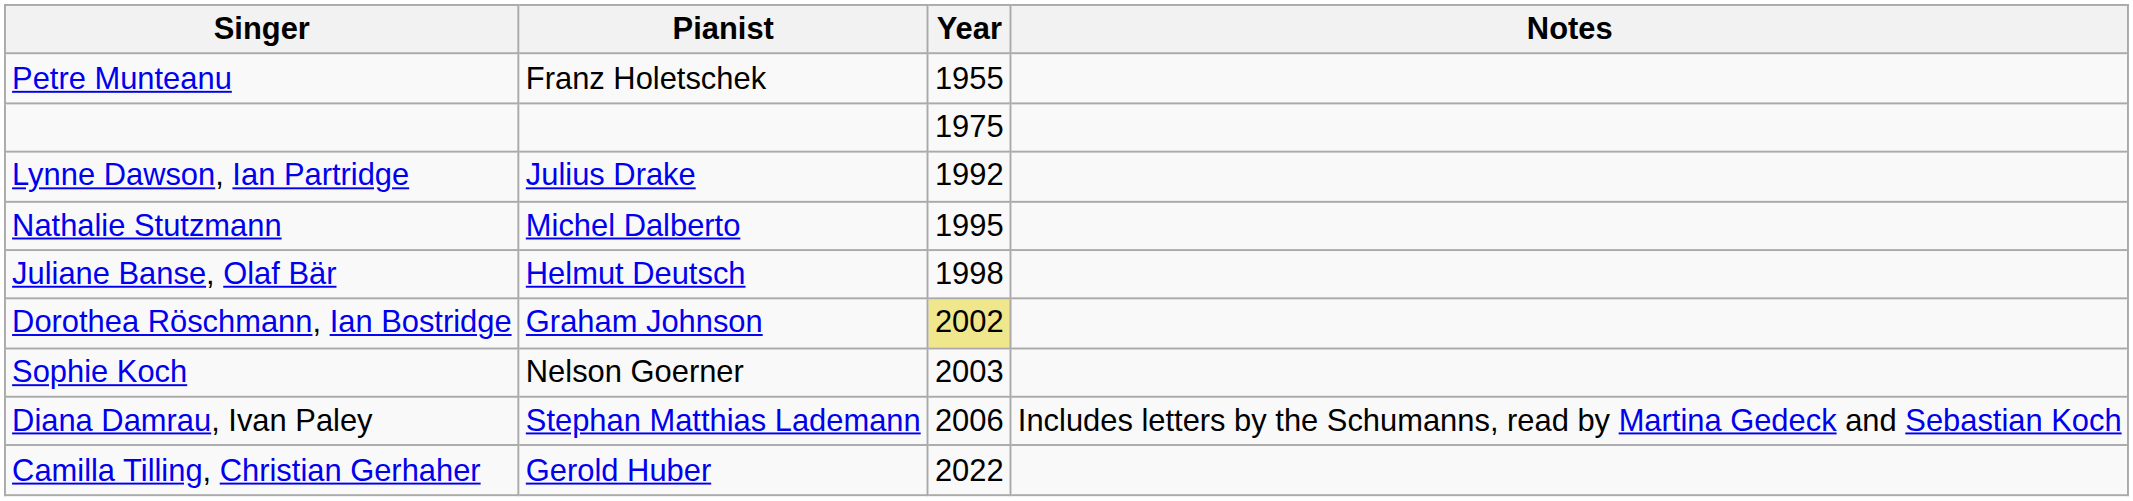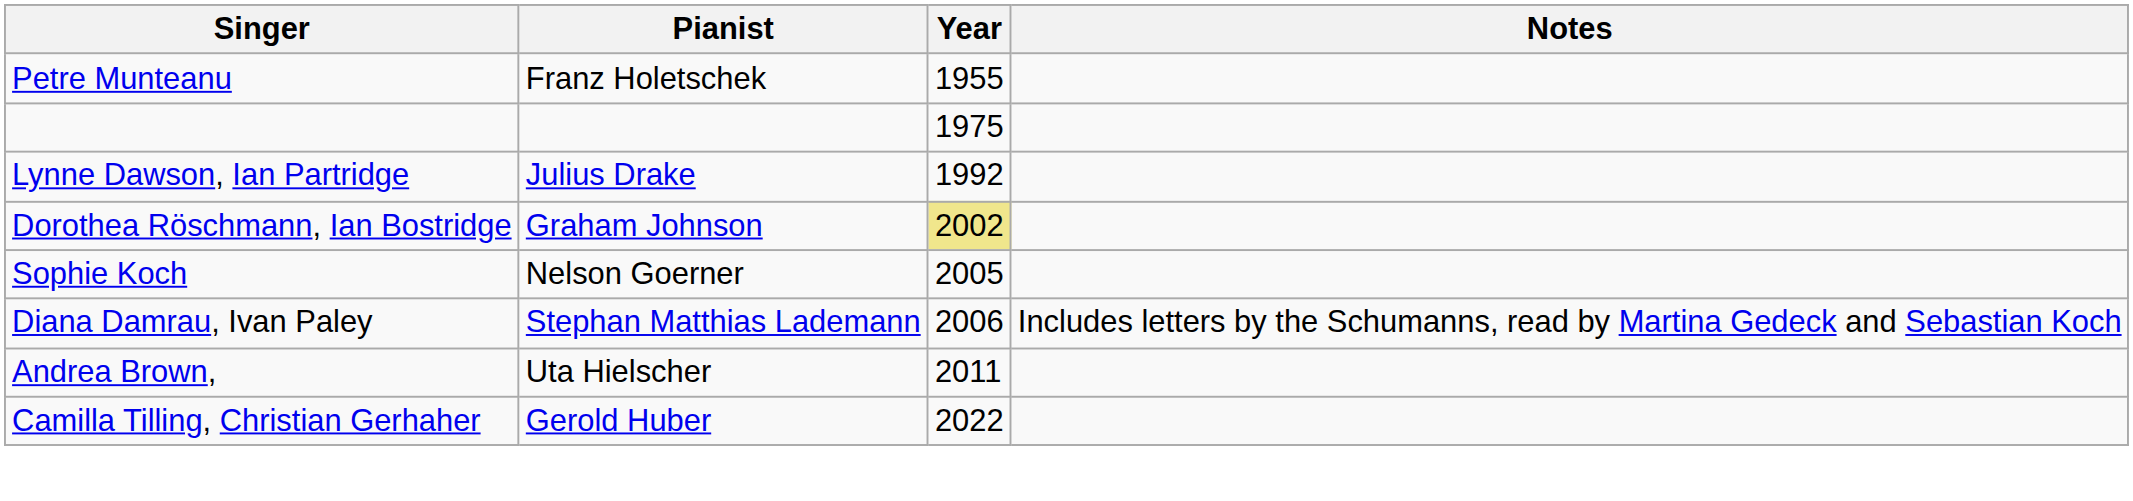- row: (147, 224)
- row: (174, 273)
(969, 371) 2003 -> (969, 273) 2005
+ row: (114, 371)
